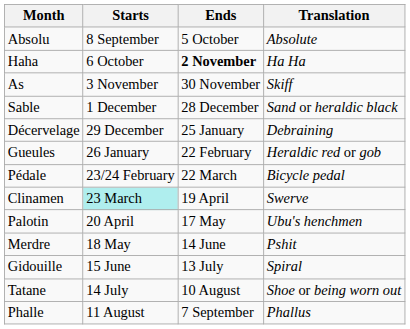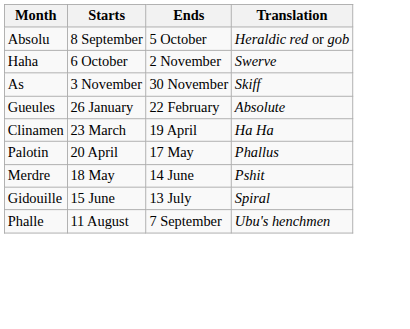(292, 38) Absolute -> (292, 38) Heraldic red or gob
(219, 61) bold -> (185, 61) normal
(286, 61) Ha Ha -> (256, 61) Swerve
- row: (24, 107)
- row: (44, 130)
(324, 152) Heraldic red or gob -> (260, 107) Absolute
- row: (27, 175)
(114, 198) paleturquoise background -> (98, 130) no background
(288, 198) Swerve -> (254, 130) Ha Ha
(315, 221) Ubu's henchmen -> (257, 152) Phallus
- row: (27, 289)
(289, 312) Phallus -> (283, 221) Ubu's henchmen
